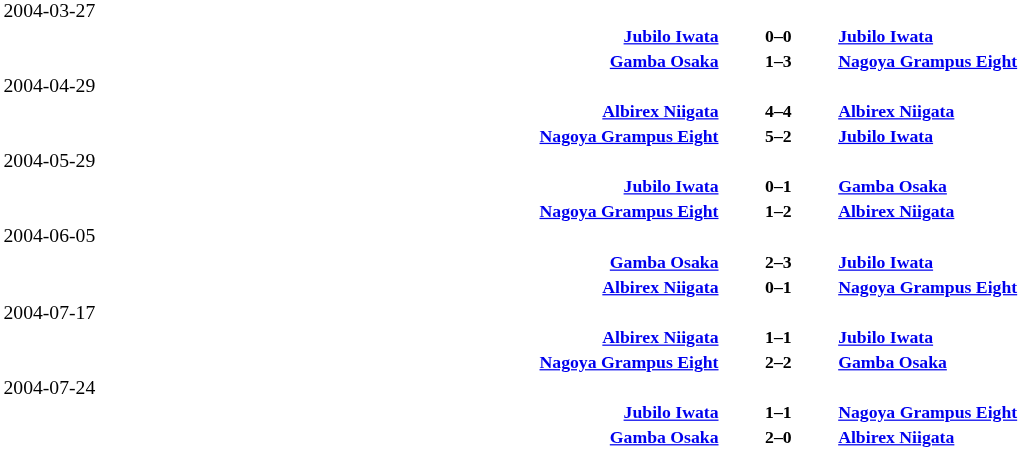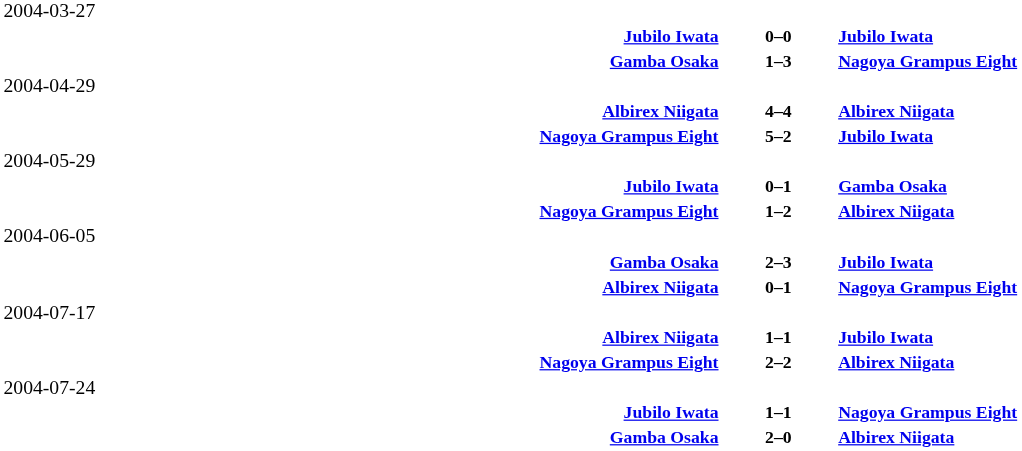(893, 362) Gamba Osaka -> (896, 362) Albirex Niigata
